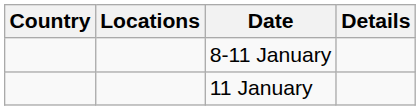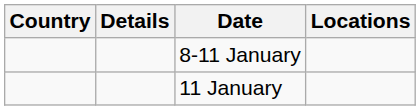columns swapped: (150, 21) <-> (376, 21)
